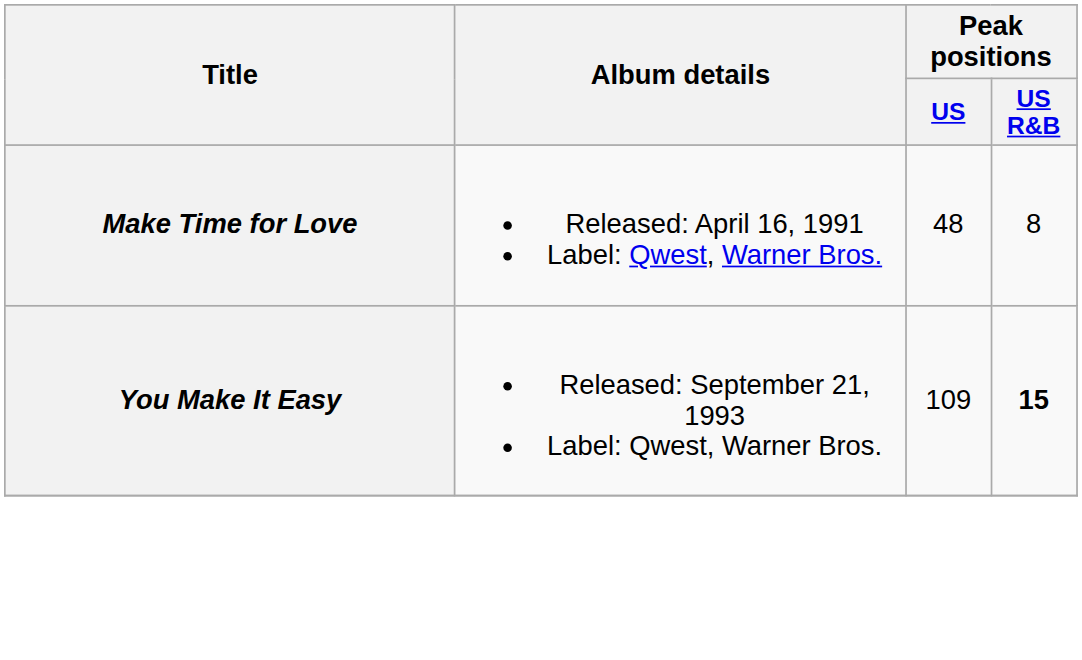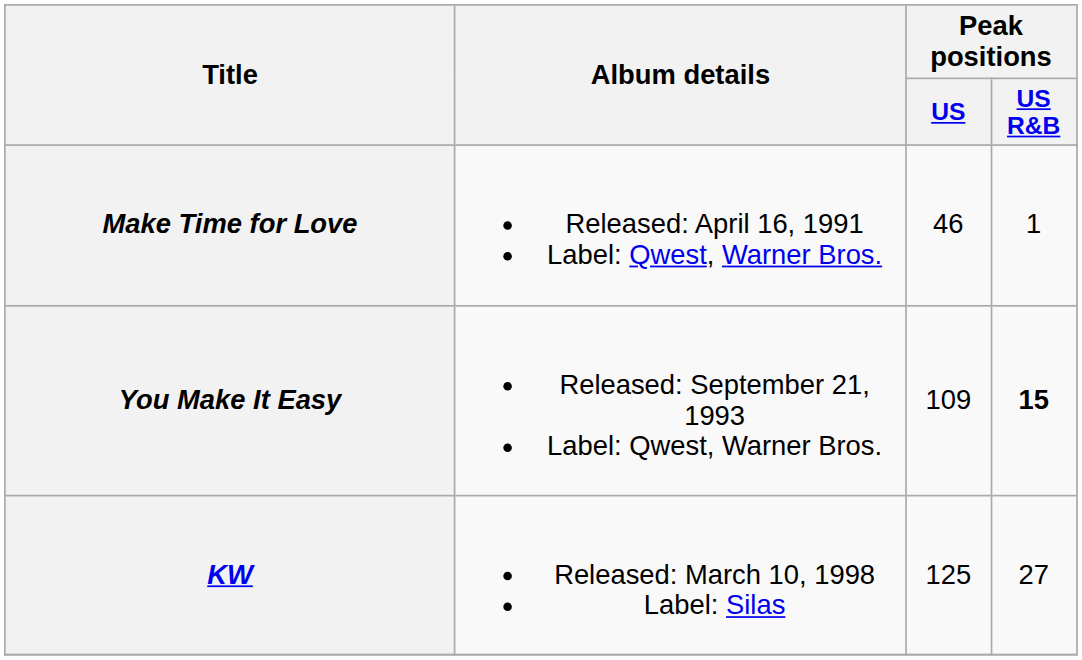(948, 224) 48 -> (948, 224) 46
(1034, 224) 8 -> (1034, 224) 1
+ row: (230, 574)
